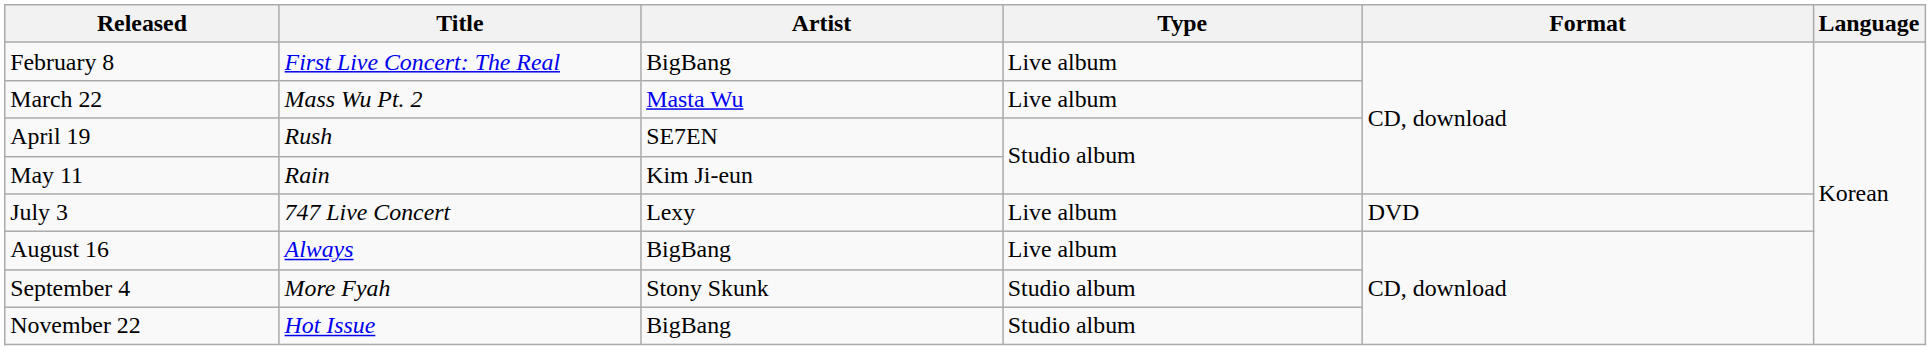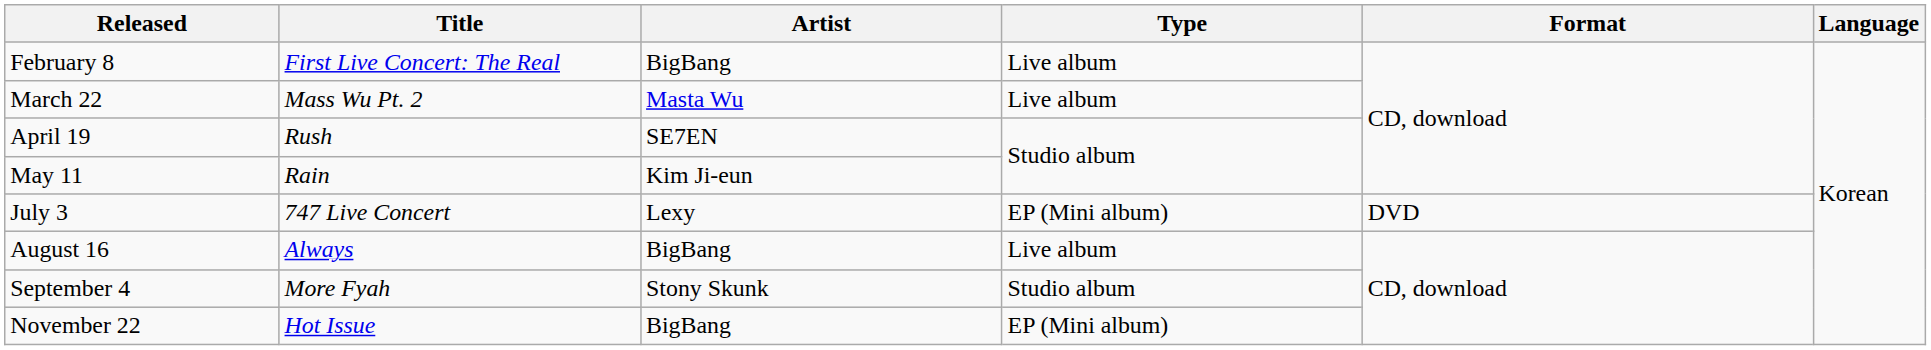(1062, 212) Live album -> (1088, 212) EP (Mini album)
(1072, 325) Studio album -> (1088, 325) EP (Mini album)
